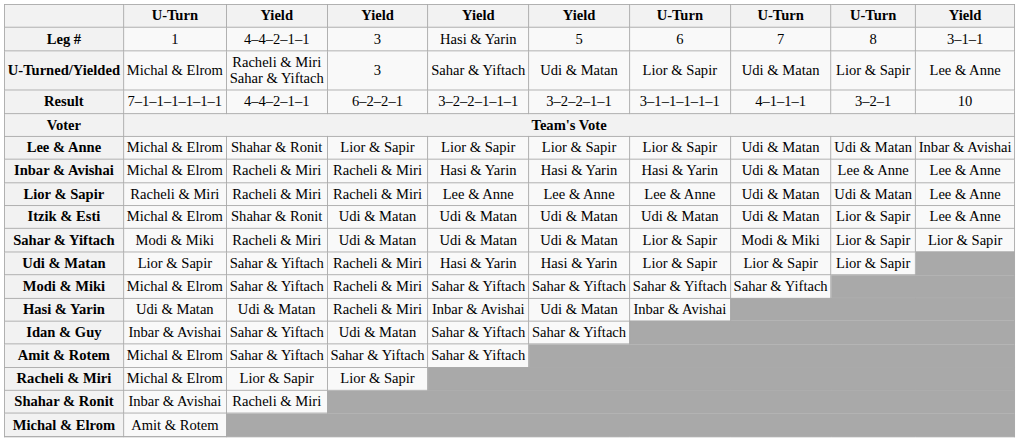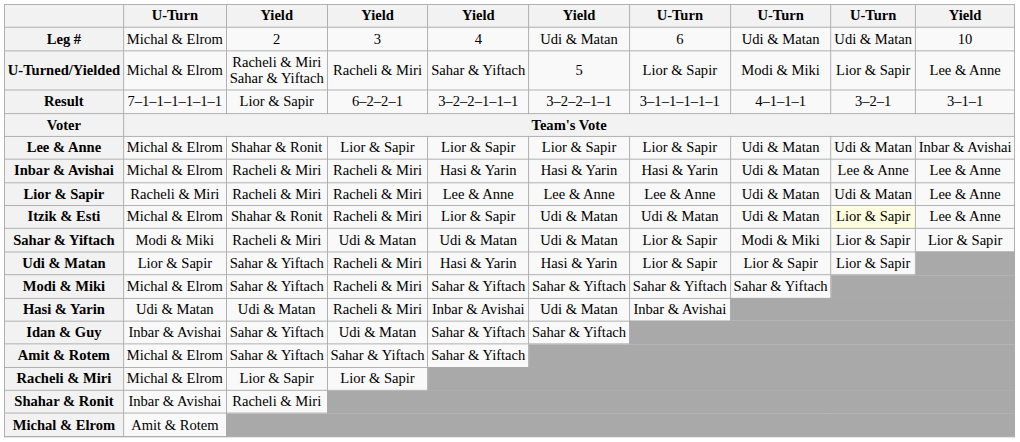(175, 39) 1 -> (175, 39) Michal & Elrom
(277, 39) 4–4–2–1–1 -> (277, 39) 2
(478, 39) Hasi & Yarin -> (478, 39) 4
(579, 39) 5 -> (579, 39) Udi & Matan
(781, 39) 7 -> (781, 39) Udi & Matan
(873, 39) 8 -> (873, 39) Udi & Matan
(965, 39) 3–1–1 -> (965, 39) 10
(377, 70) 3 -> (377, 70) Racheli & Miri
(579, 70) Udi & Matan -> (579, 70) 5
(781, 70) Udi & Matan -> (781, 70) Modi & Miki
(277, 101) 4–4–2–1–1 -> (277, 101) Lior & Sapir
(965, 101) 10 -> (965, 101) 3–1–1
(377, 217) Udi & Matan -> (377, 217) Racheli & Miri
(478, 217) Udi & Matan -> (478, 217) Lior & Sapir
(873, 217) no background -> (873, 217) lightyellow background
